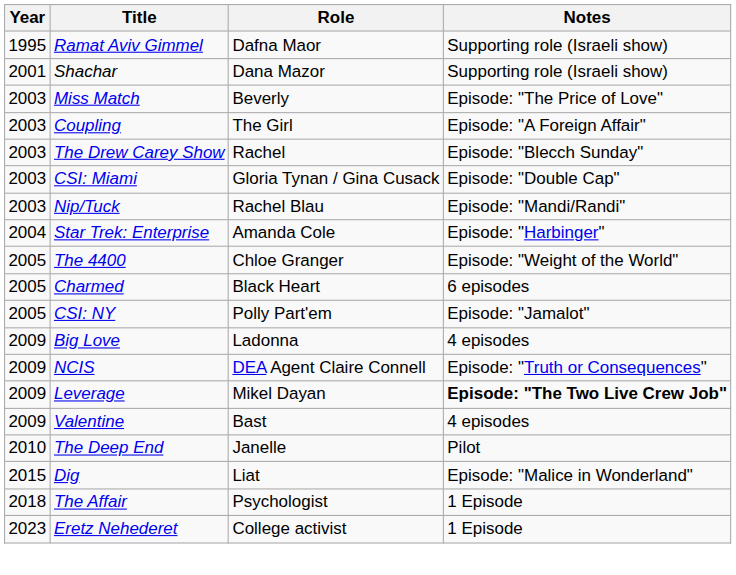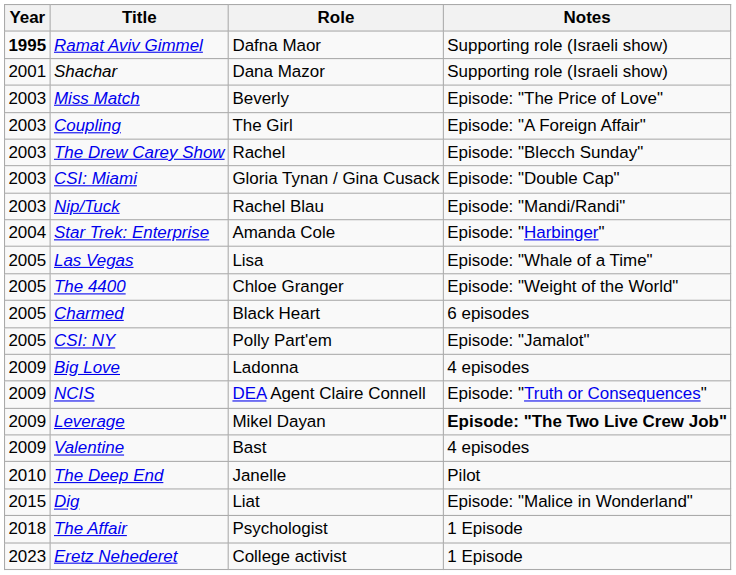(27, 44) normal -> (27, 44) bold
+ row: (94, 260)
